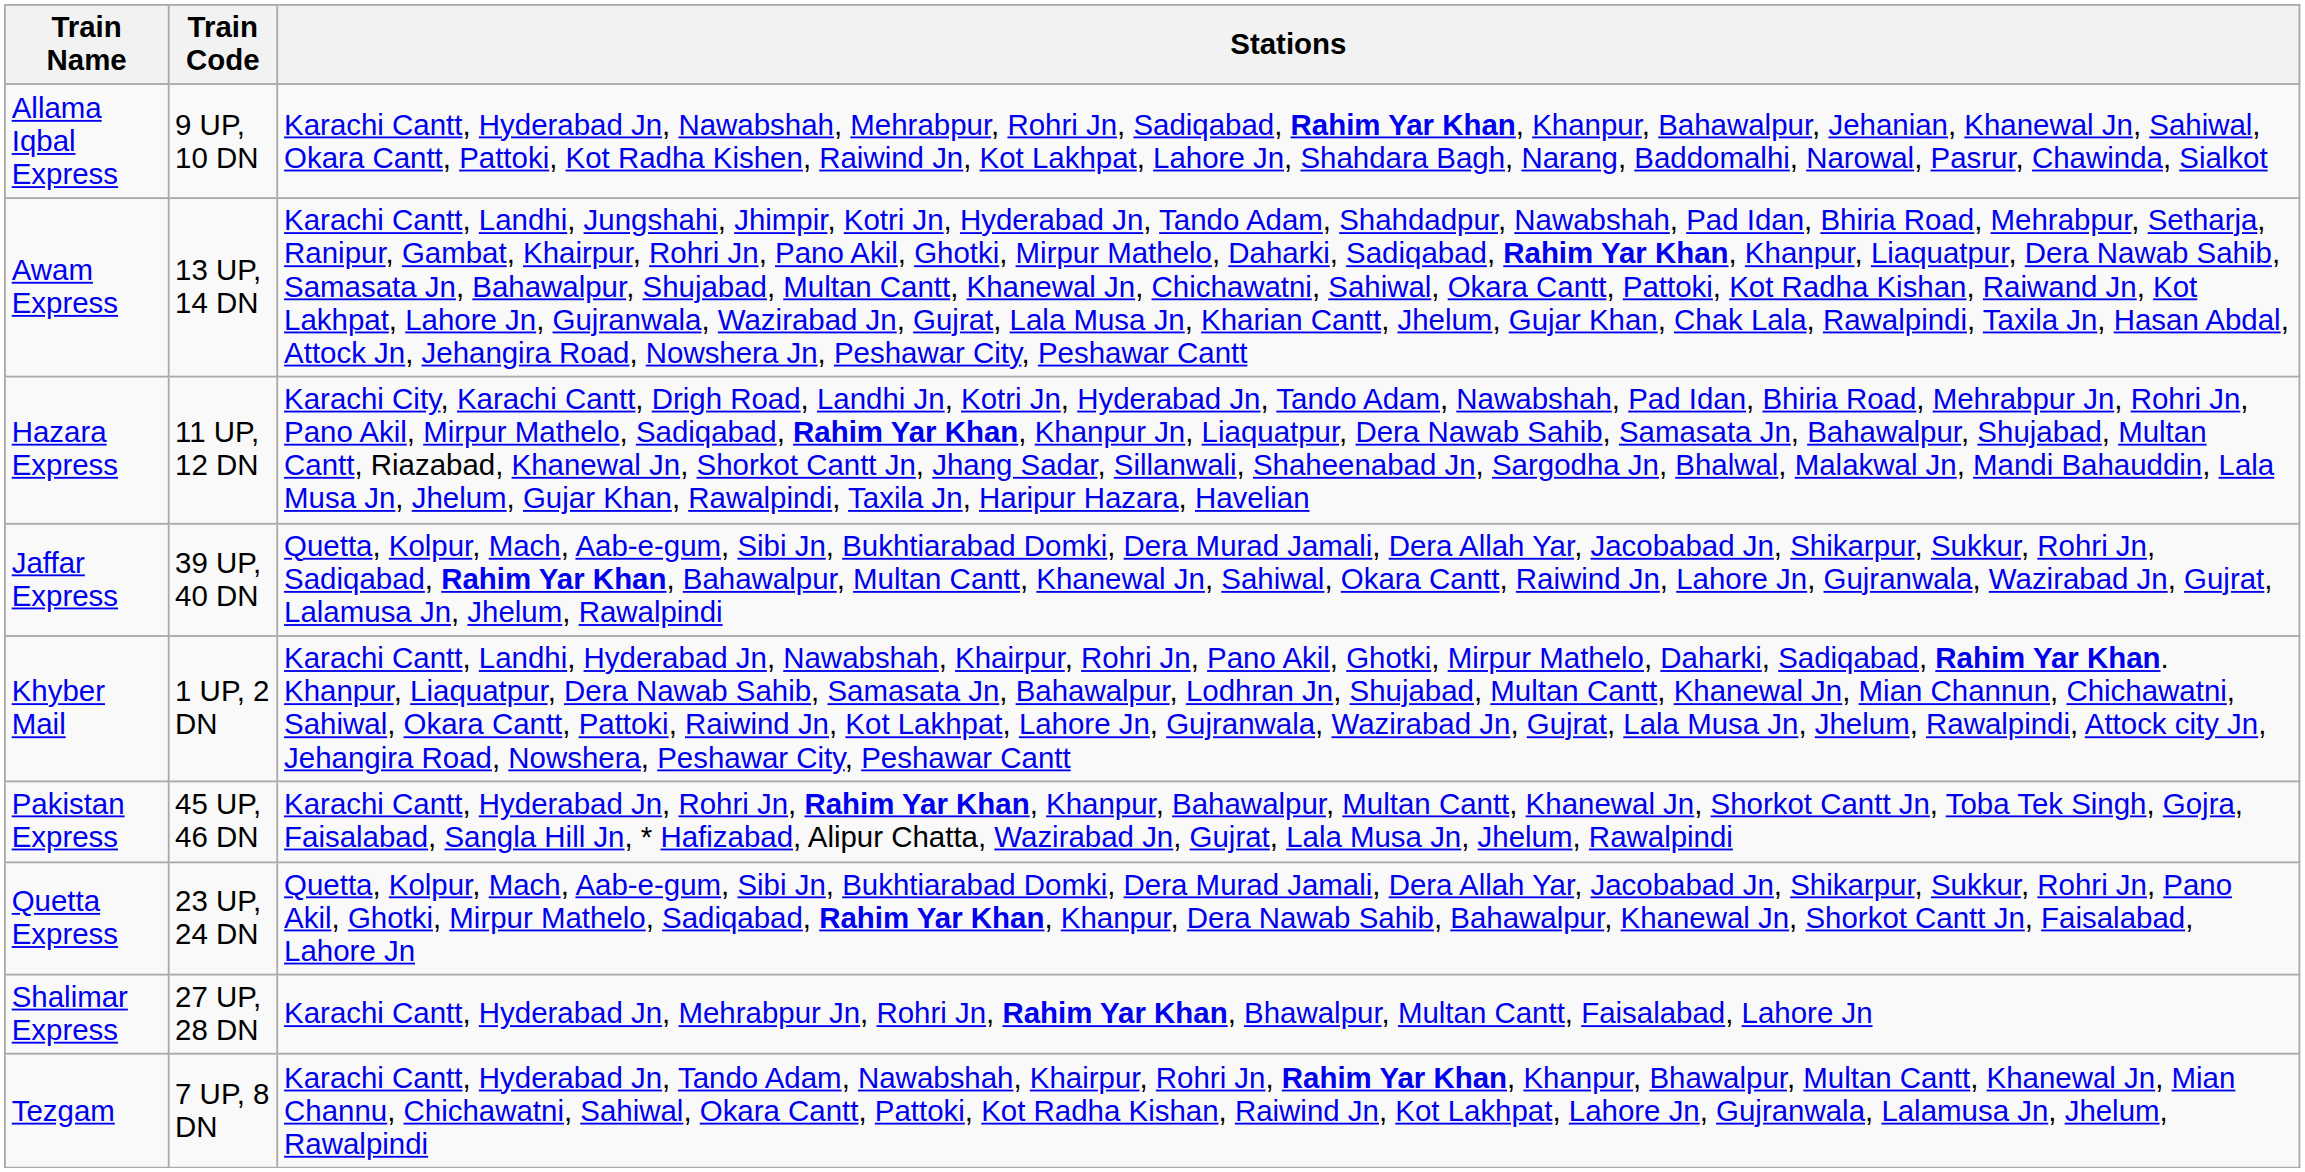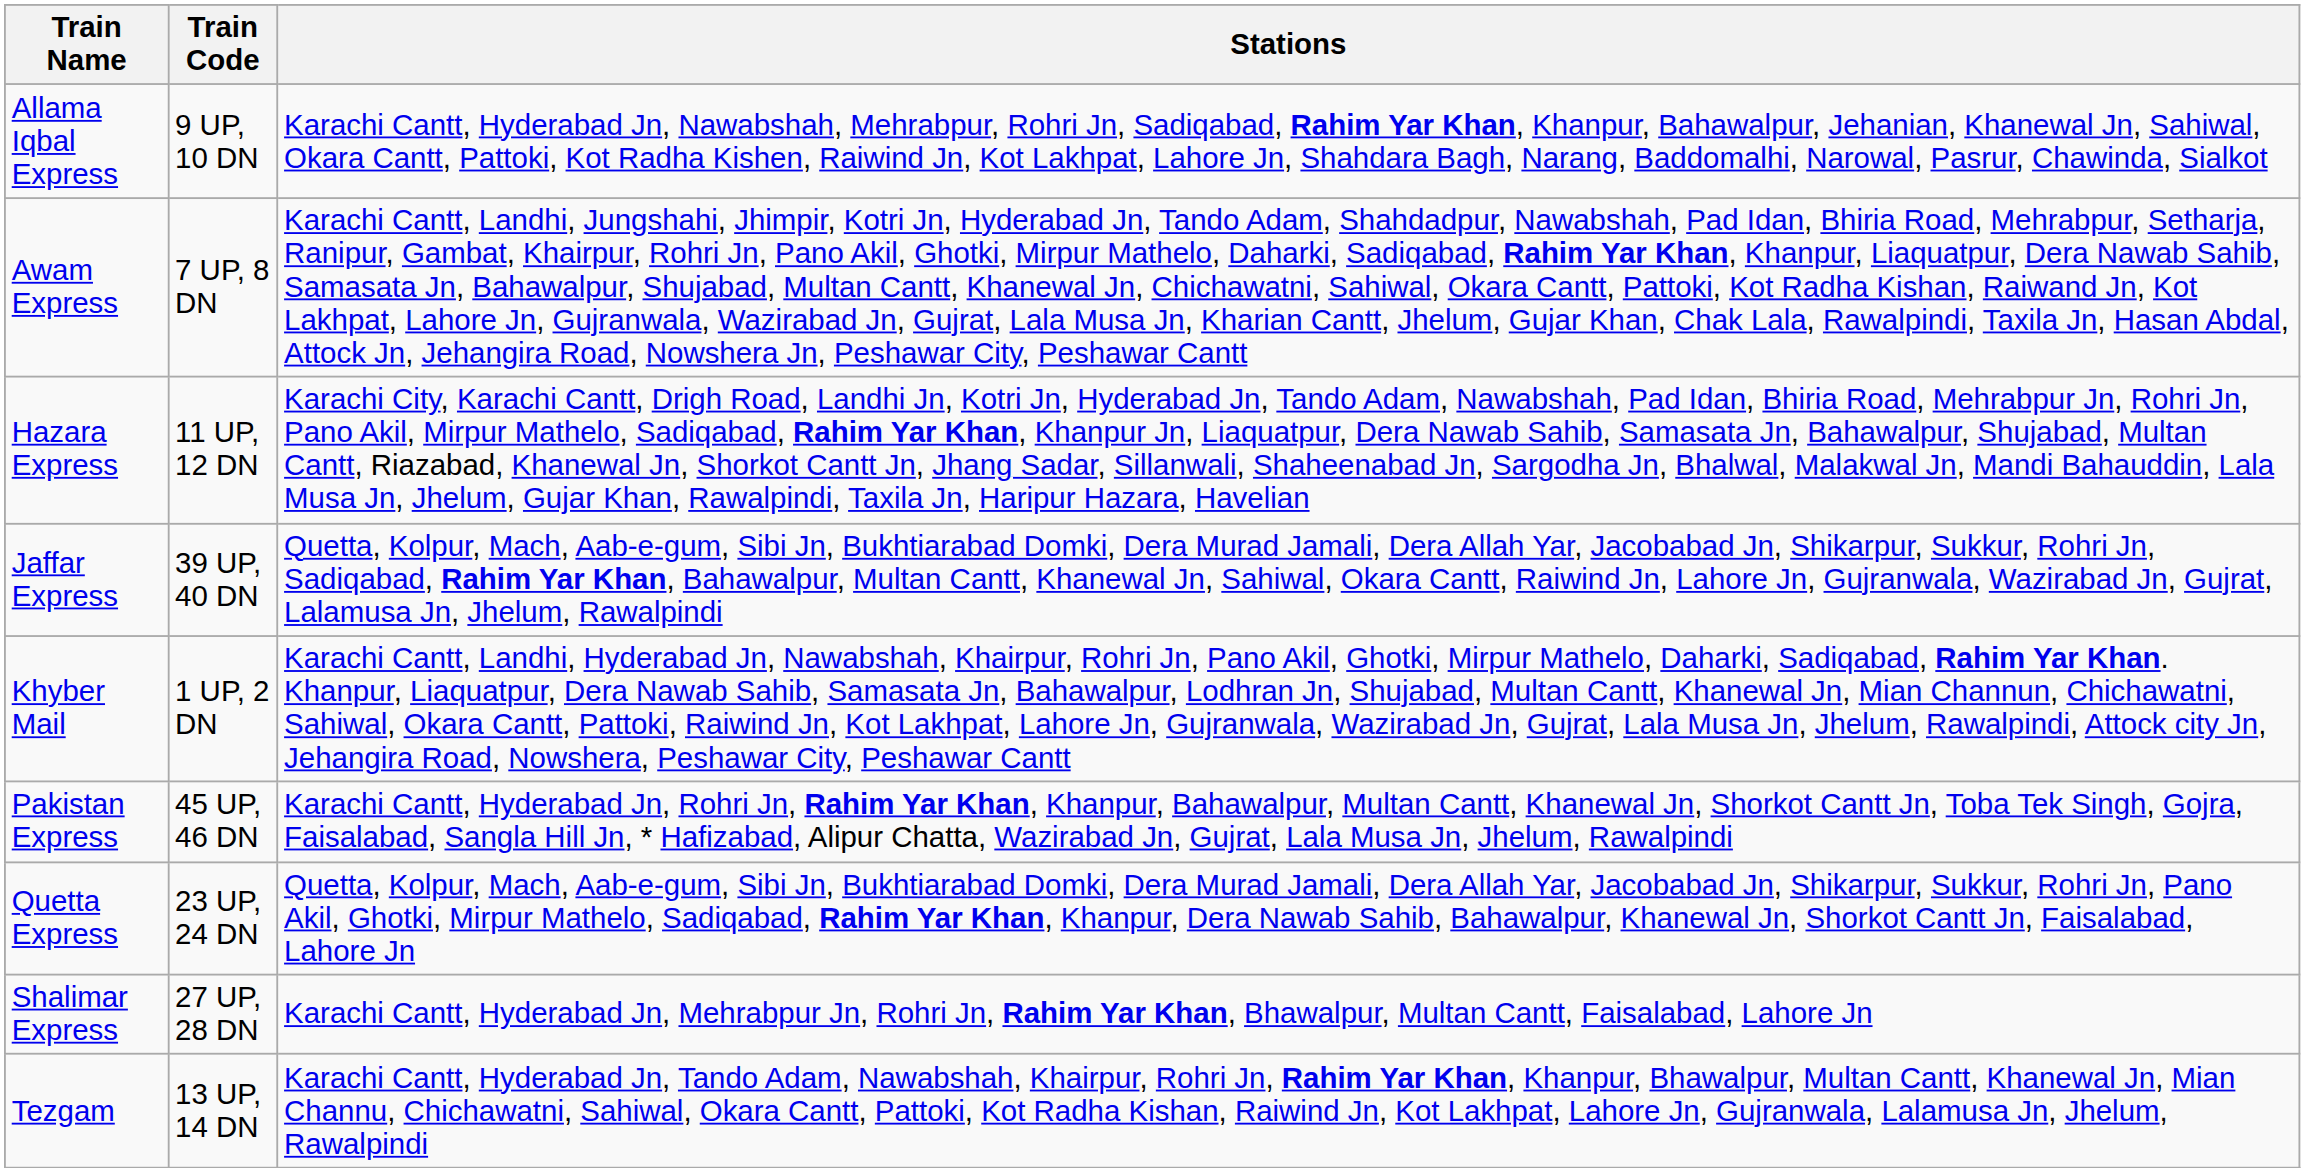(218, 286) 13 UP, 14 DN -> (222, 286) 7 UP, 8 DN
(222, 1110) 7 UP, 8 DN -> (218, 1110) 13 UP, 14 DN
